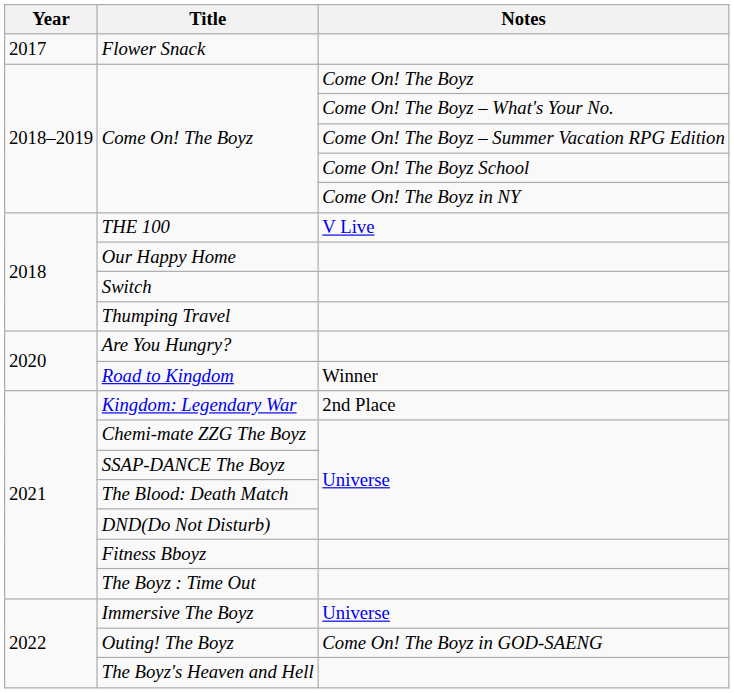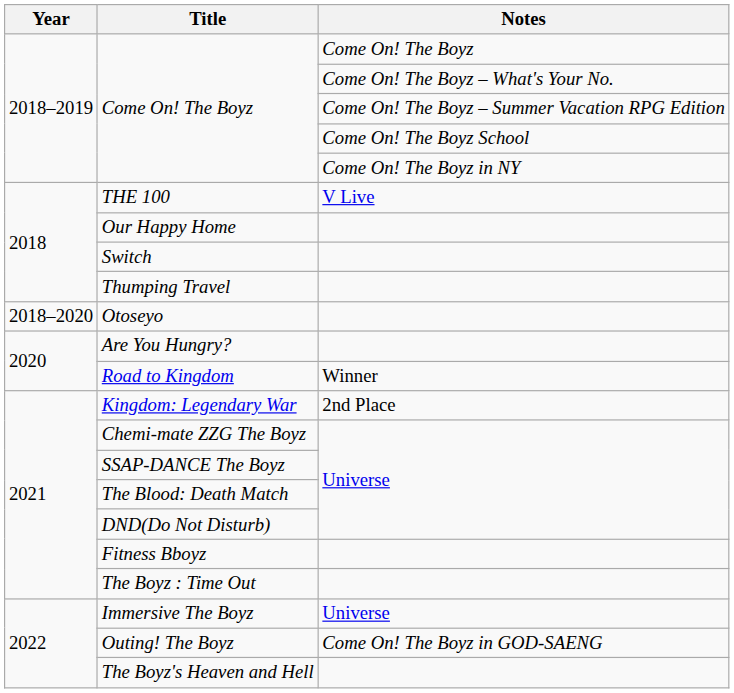- row: (153, 49)
+ row: (132, 316)
